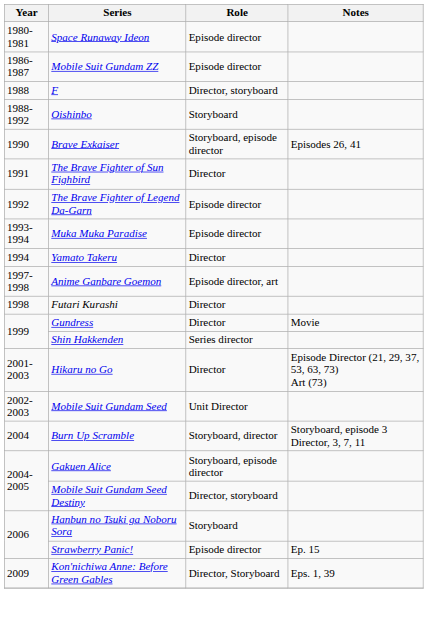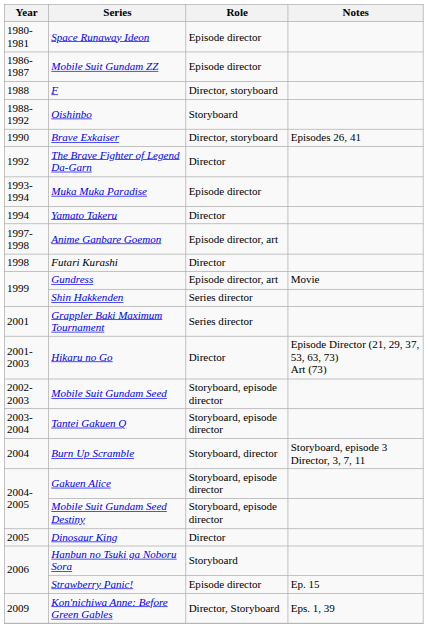(233, 144) Storyboard, episode director -> (233, 138) Director, storyboard
- row: (107, 174)
(225, 204) Episode director -> (207, 161) Director
(207, 322) Director -> (233, 280) Episode director, art
+ row: (107, 321)
(218, 406) Unit Director -> (233, 393) Storyboard, episode director
+ row: (89, 423)
(233, 496) Director, storyboard -> (233, 513) Storyboard, episode director
+ row: (84, 537)
